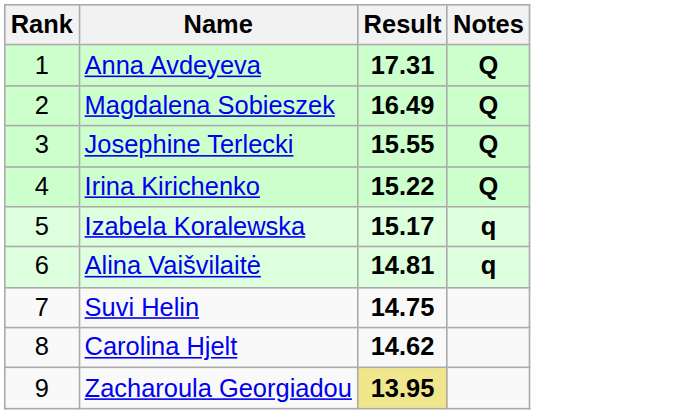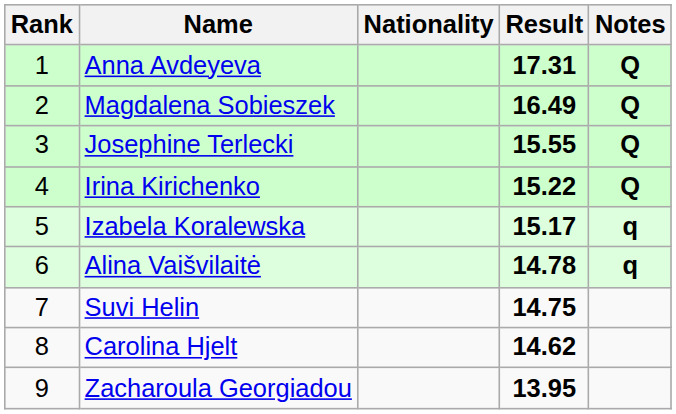+ column: (429, 24)
(402, 266) 14.81 -> (544, 266) 14.78
(402, 387) khaki background -> (544, 387) no background
